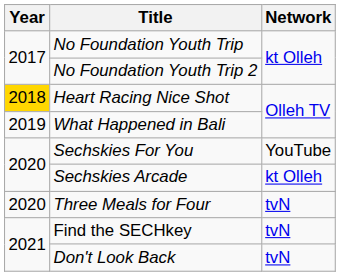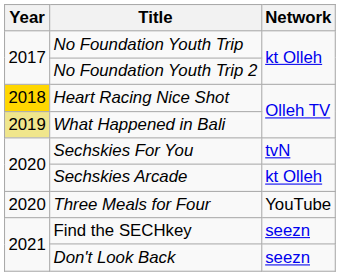(27, 124) no background -> (27, 124) khaki background
(298, 151) YouTube -> (278, 151) tvN
(278, 204) tvN -> (298, 204) YouTube
(278, 230) tvN -> (288, 230) seezn
(278, 257) tvN -> (288, 257) seezn
